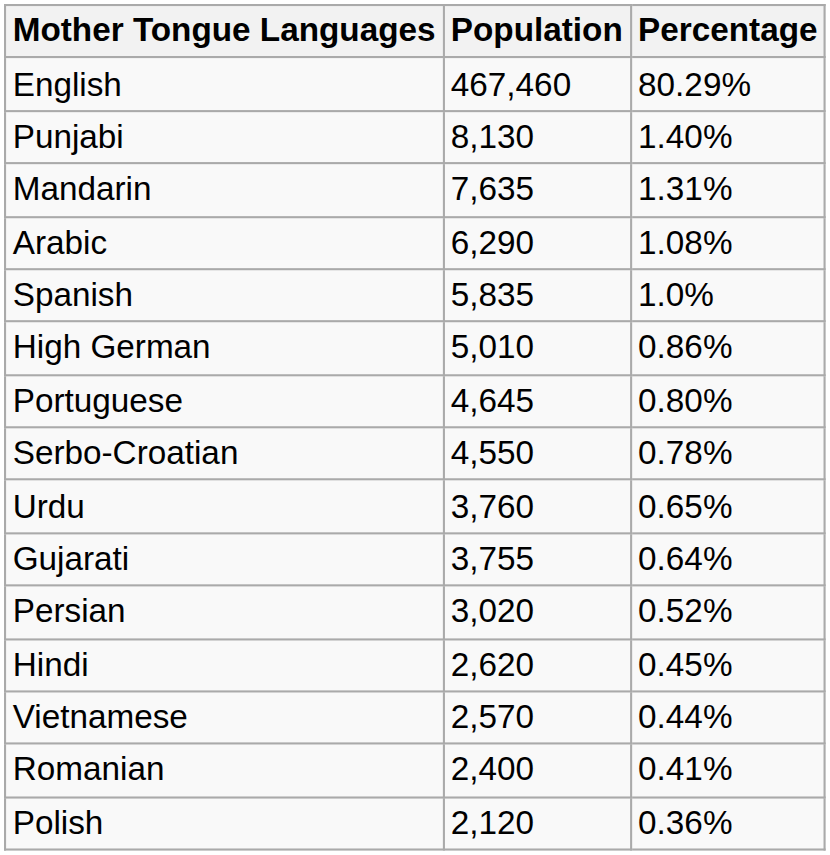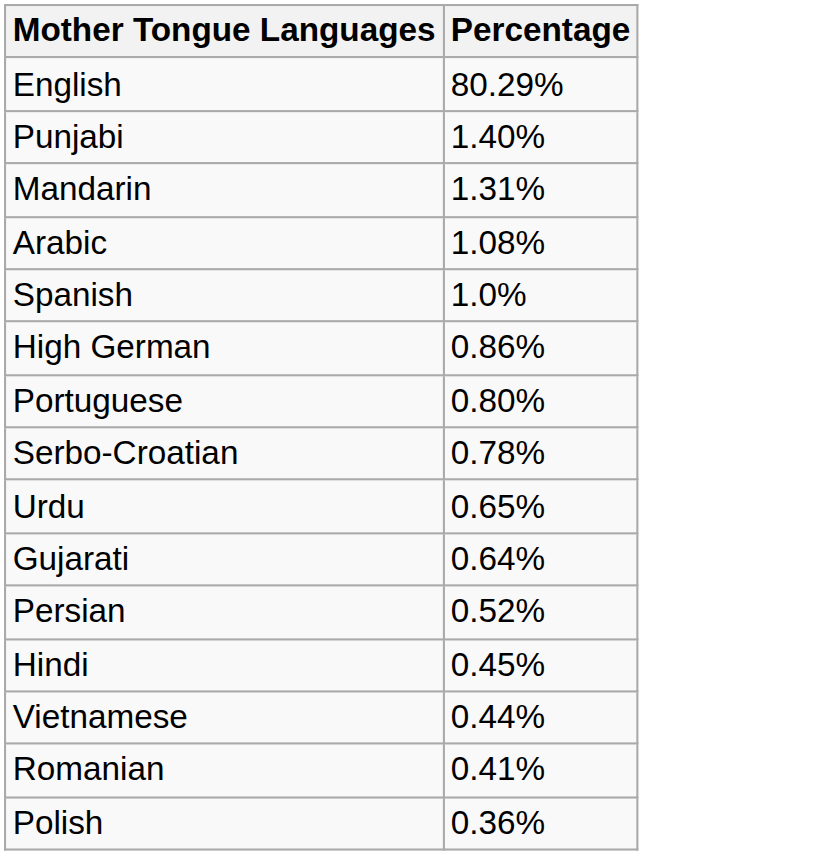- column: (537, 30)
